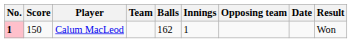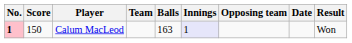(165, 29) 162 -> (165, 29) 163
(186, 29) no background -> (186, 29) lavender background
